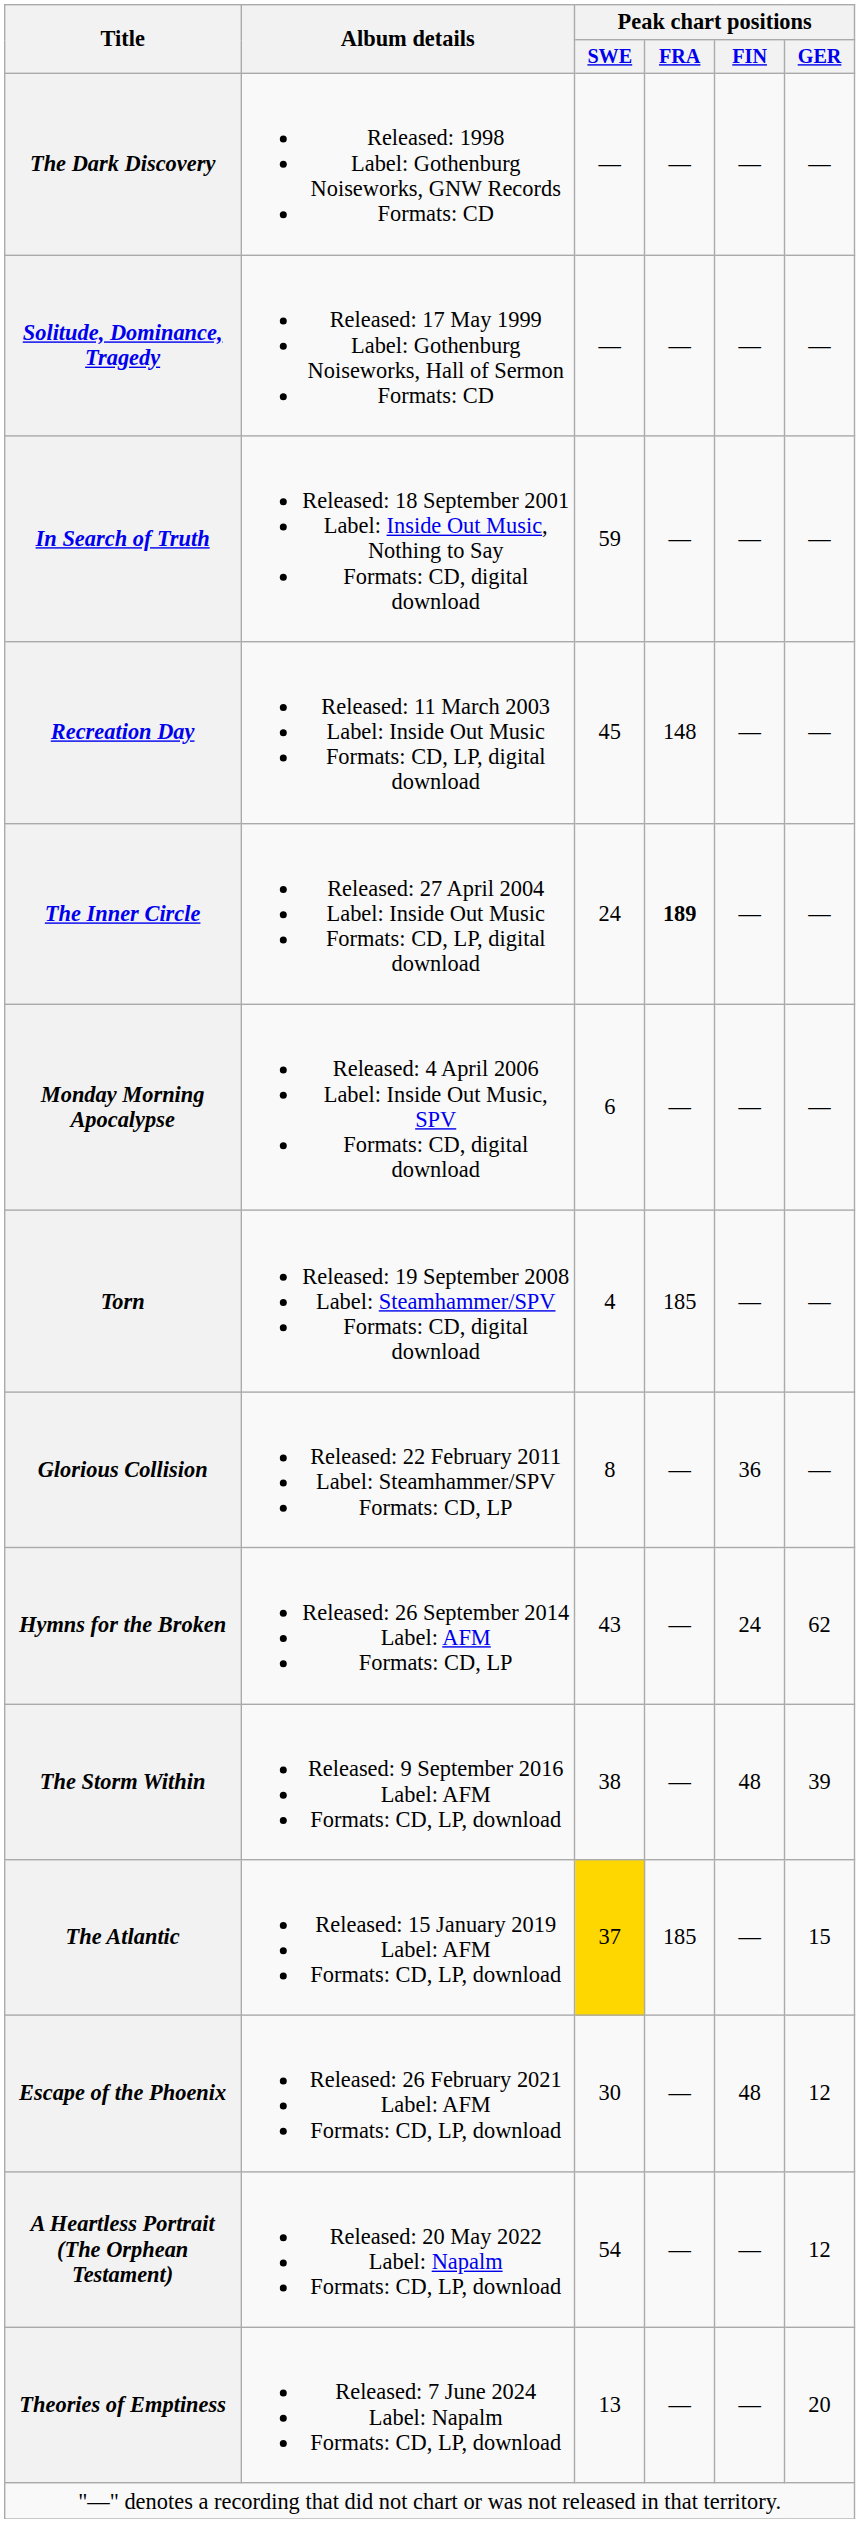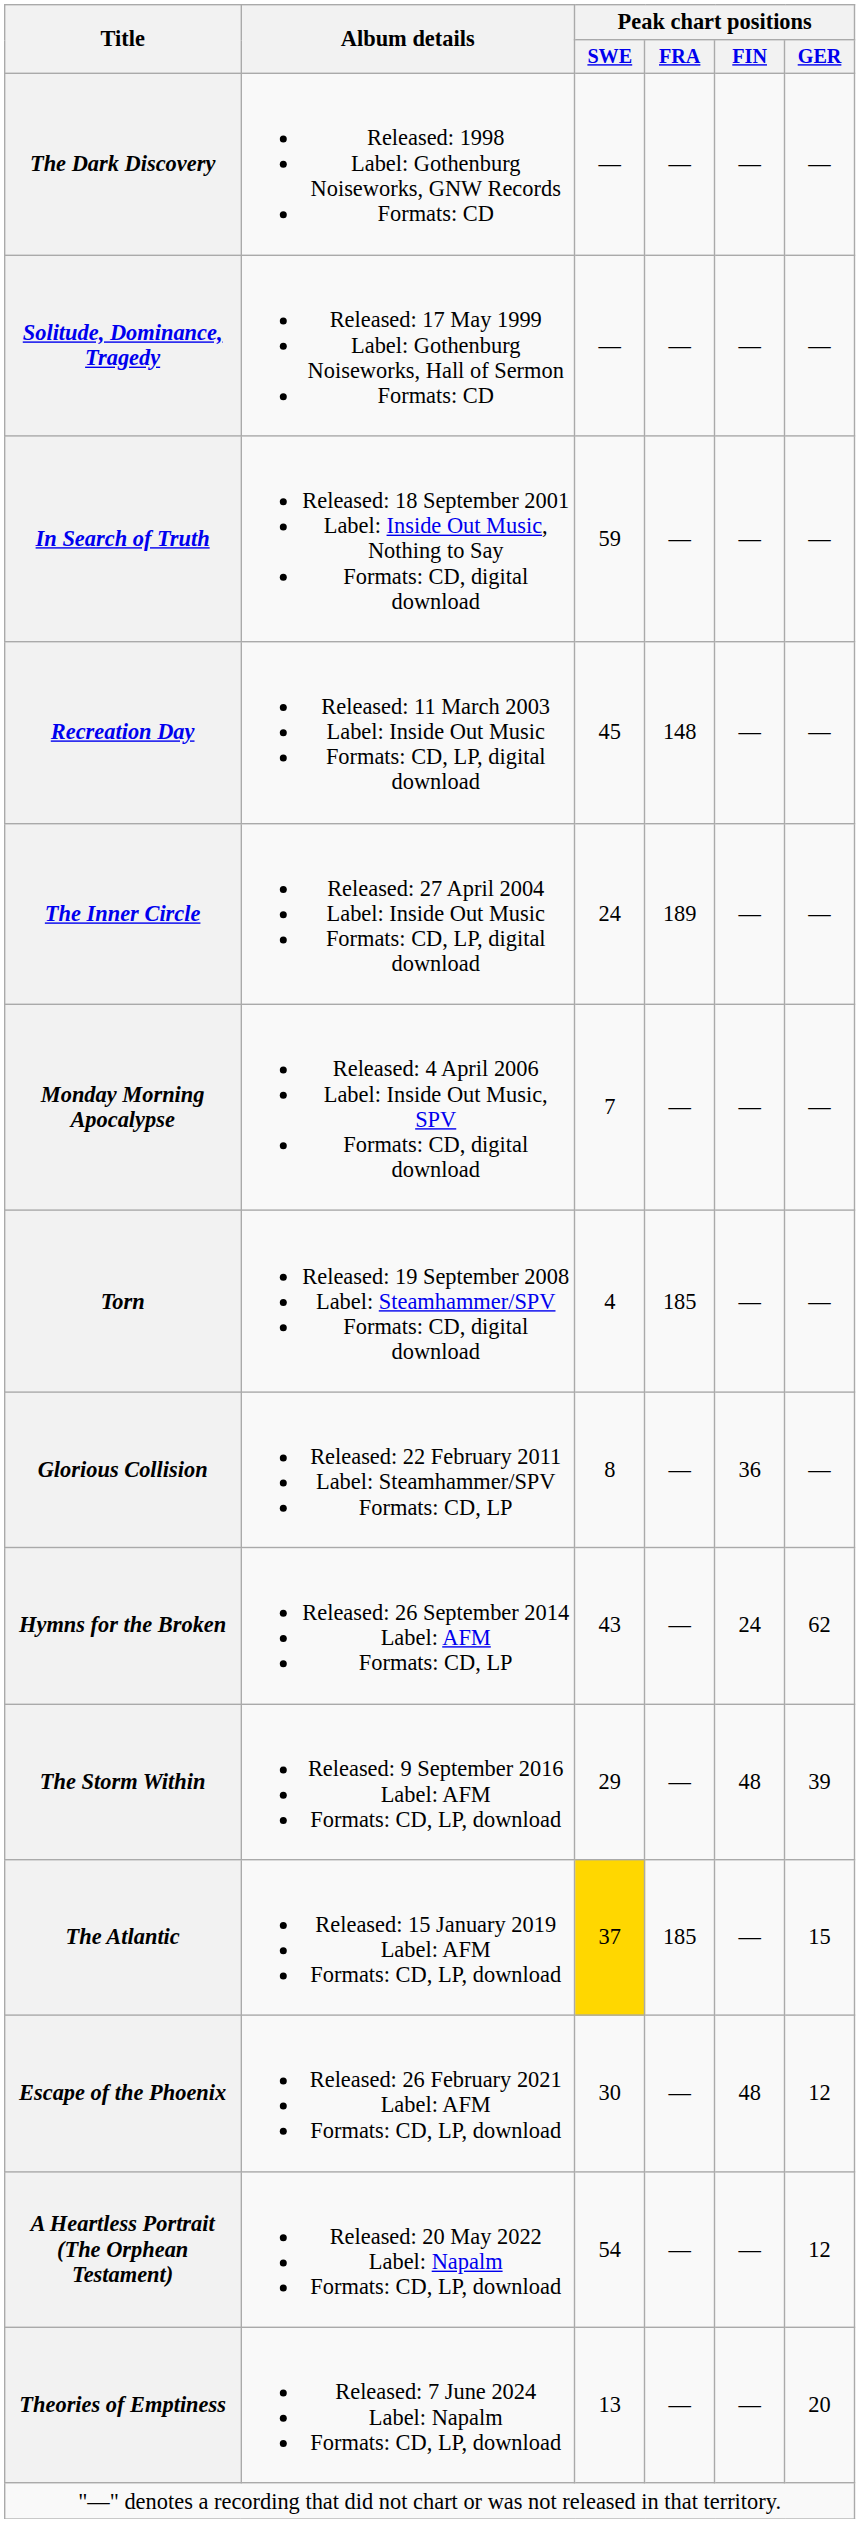(680, 913) bold -> (680, 913) normal
(610, 1107) 6 -> (610, 1107) 7
(610, 1781) 38 -> (610, 1781) 29
